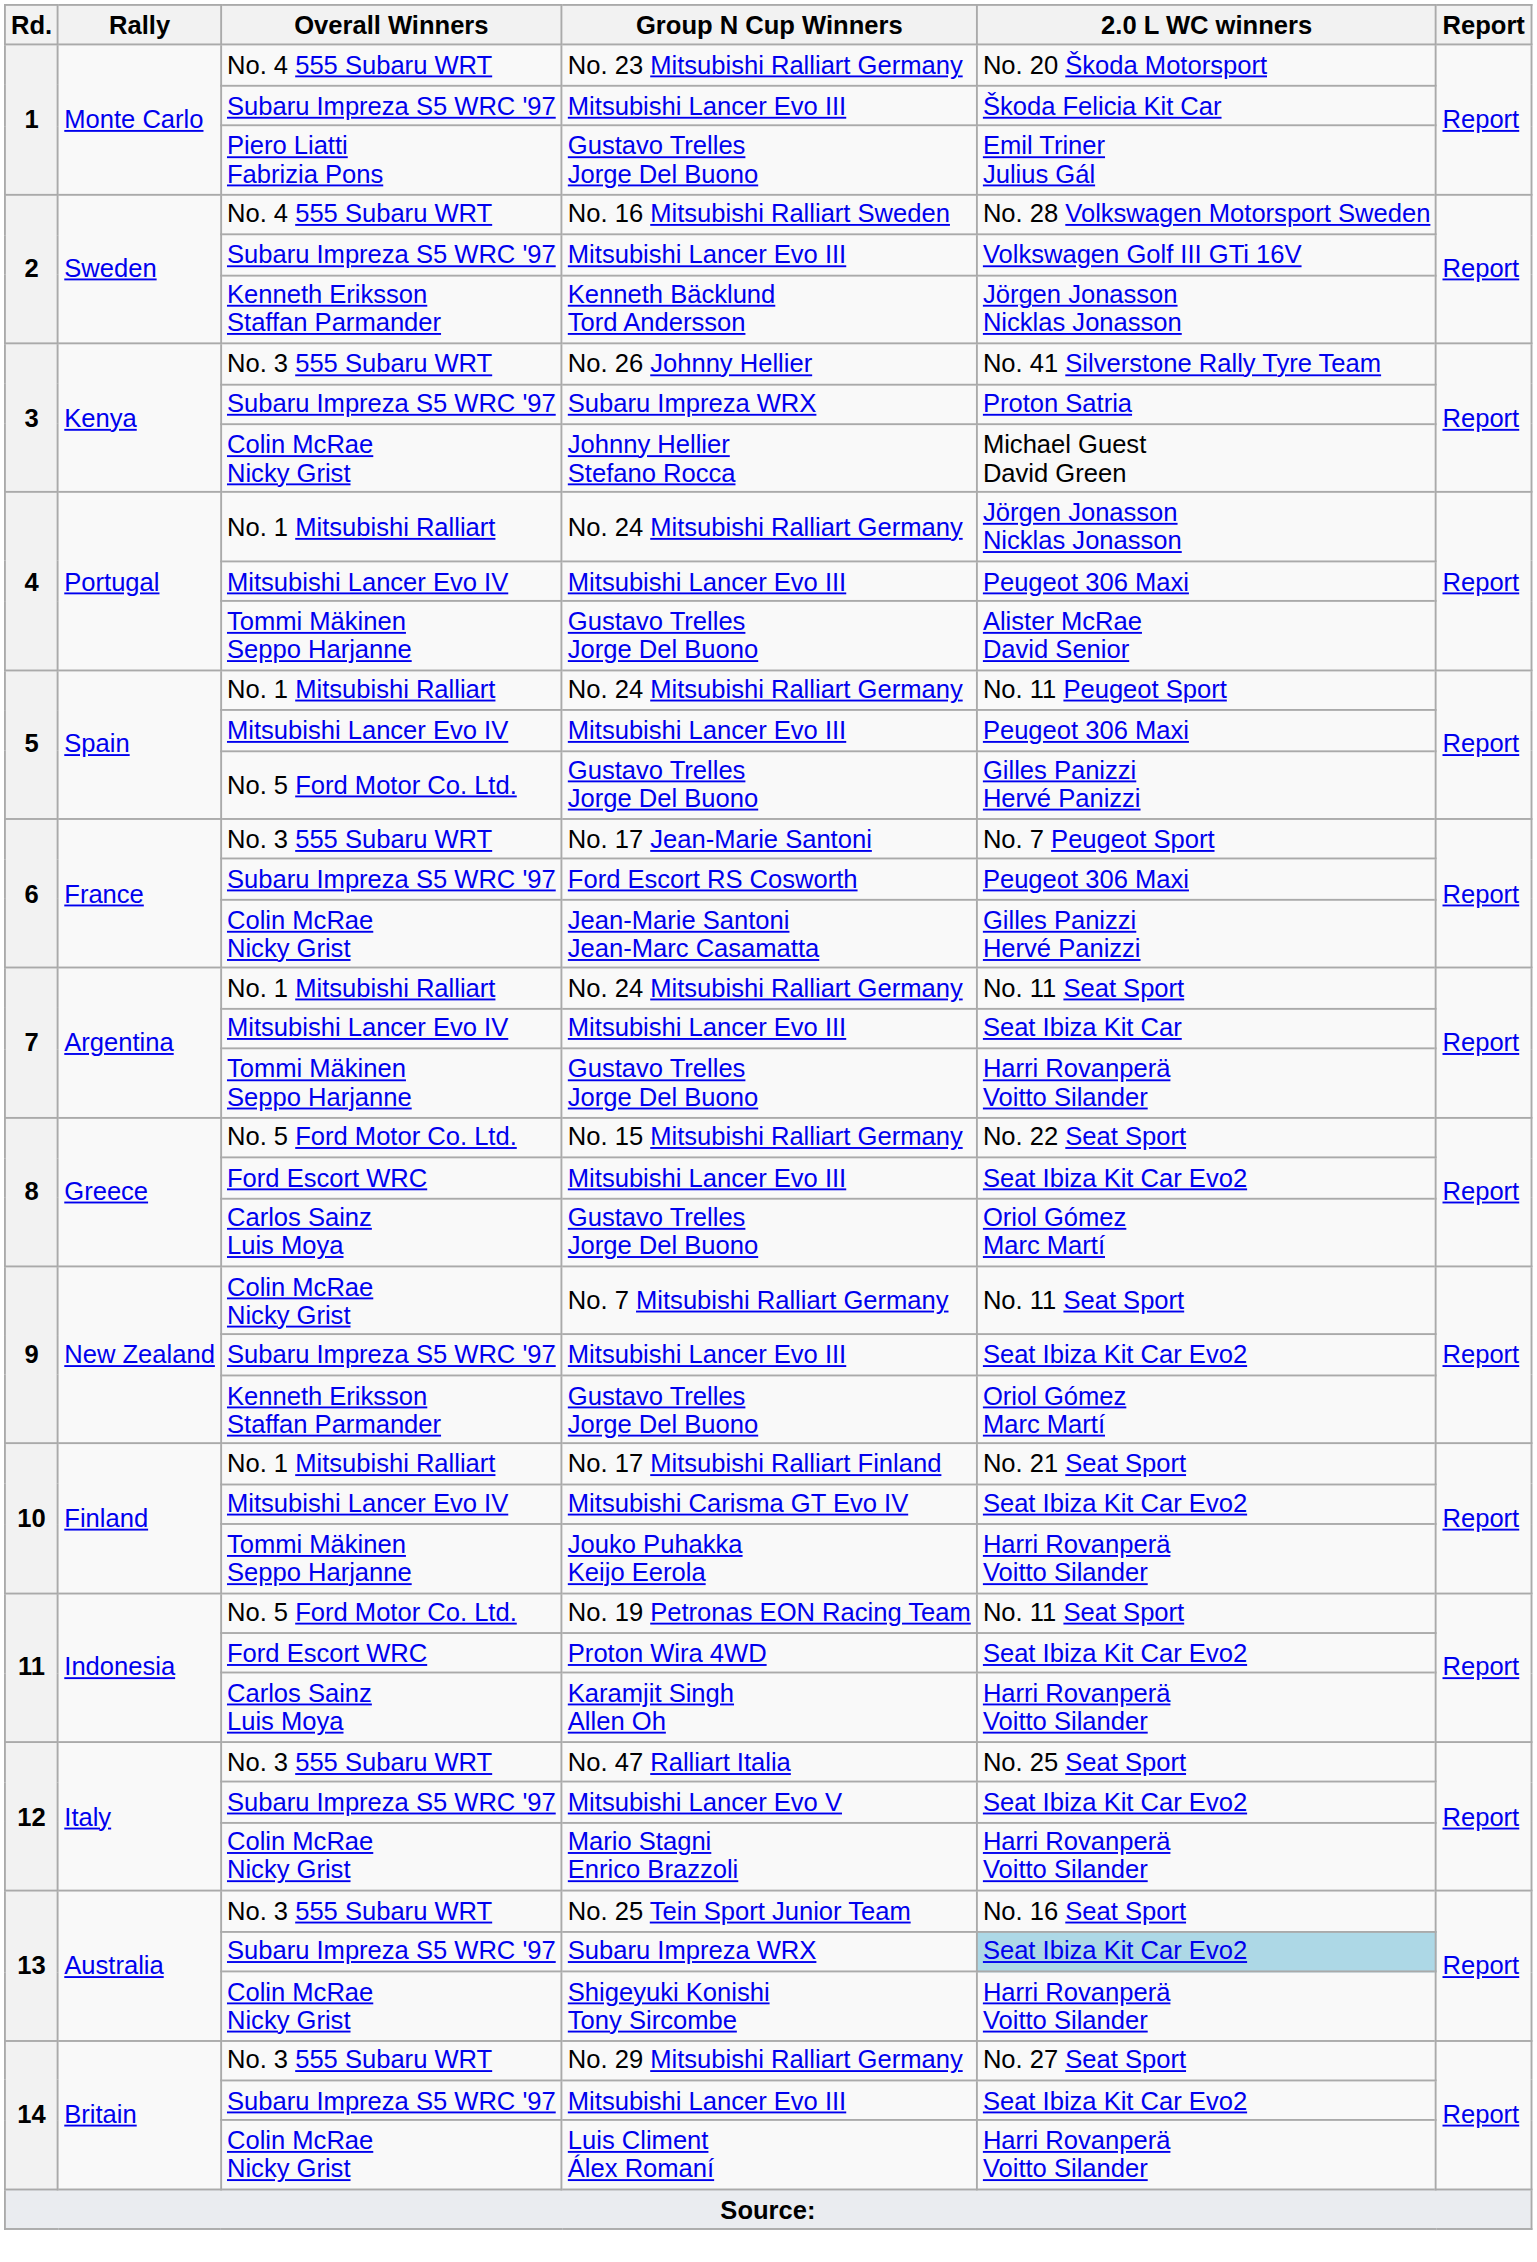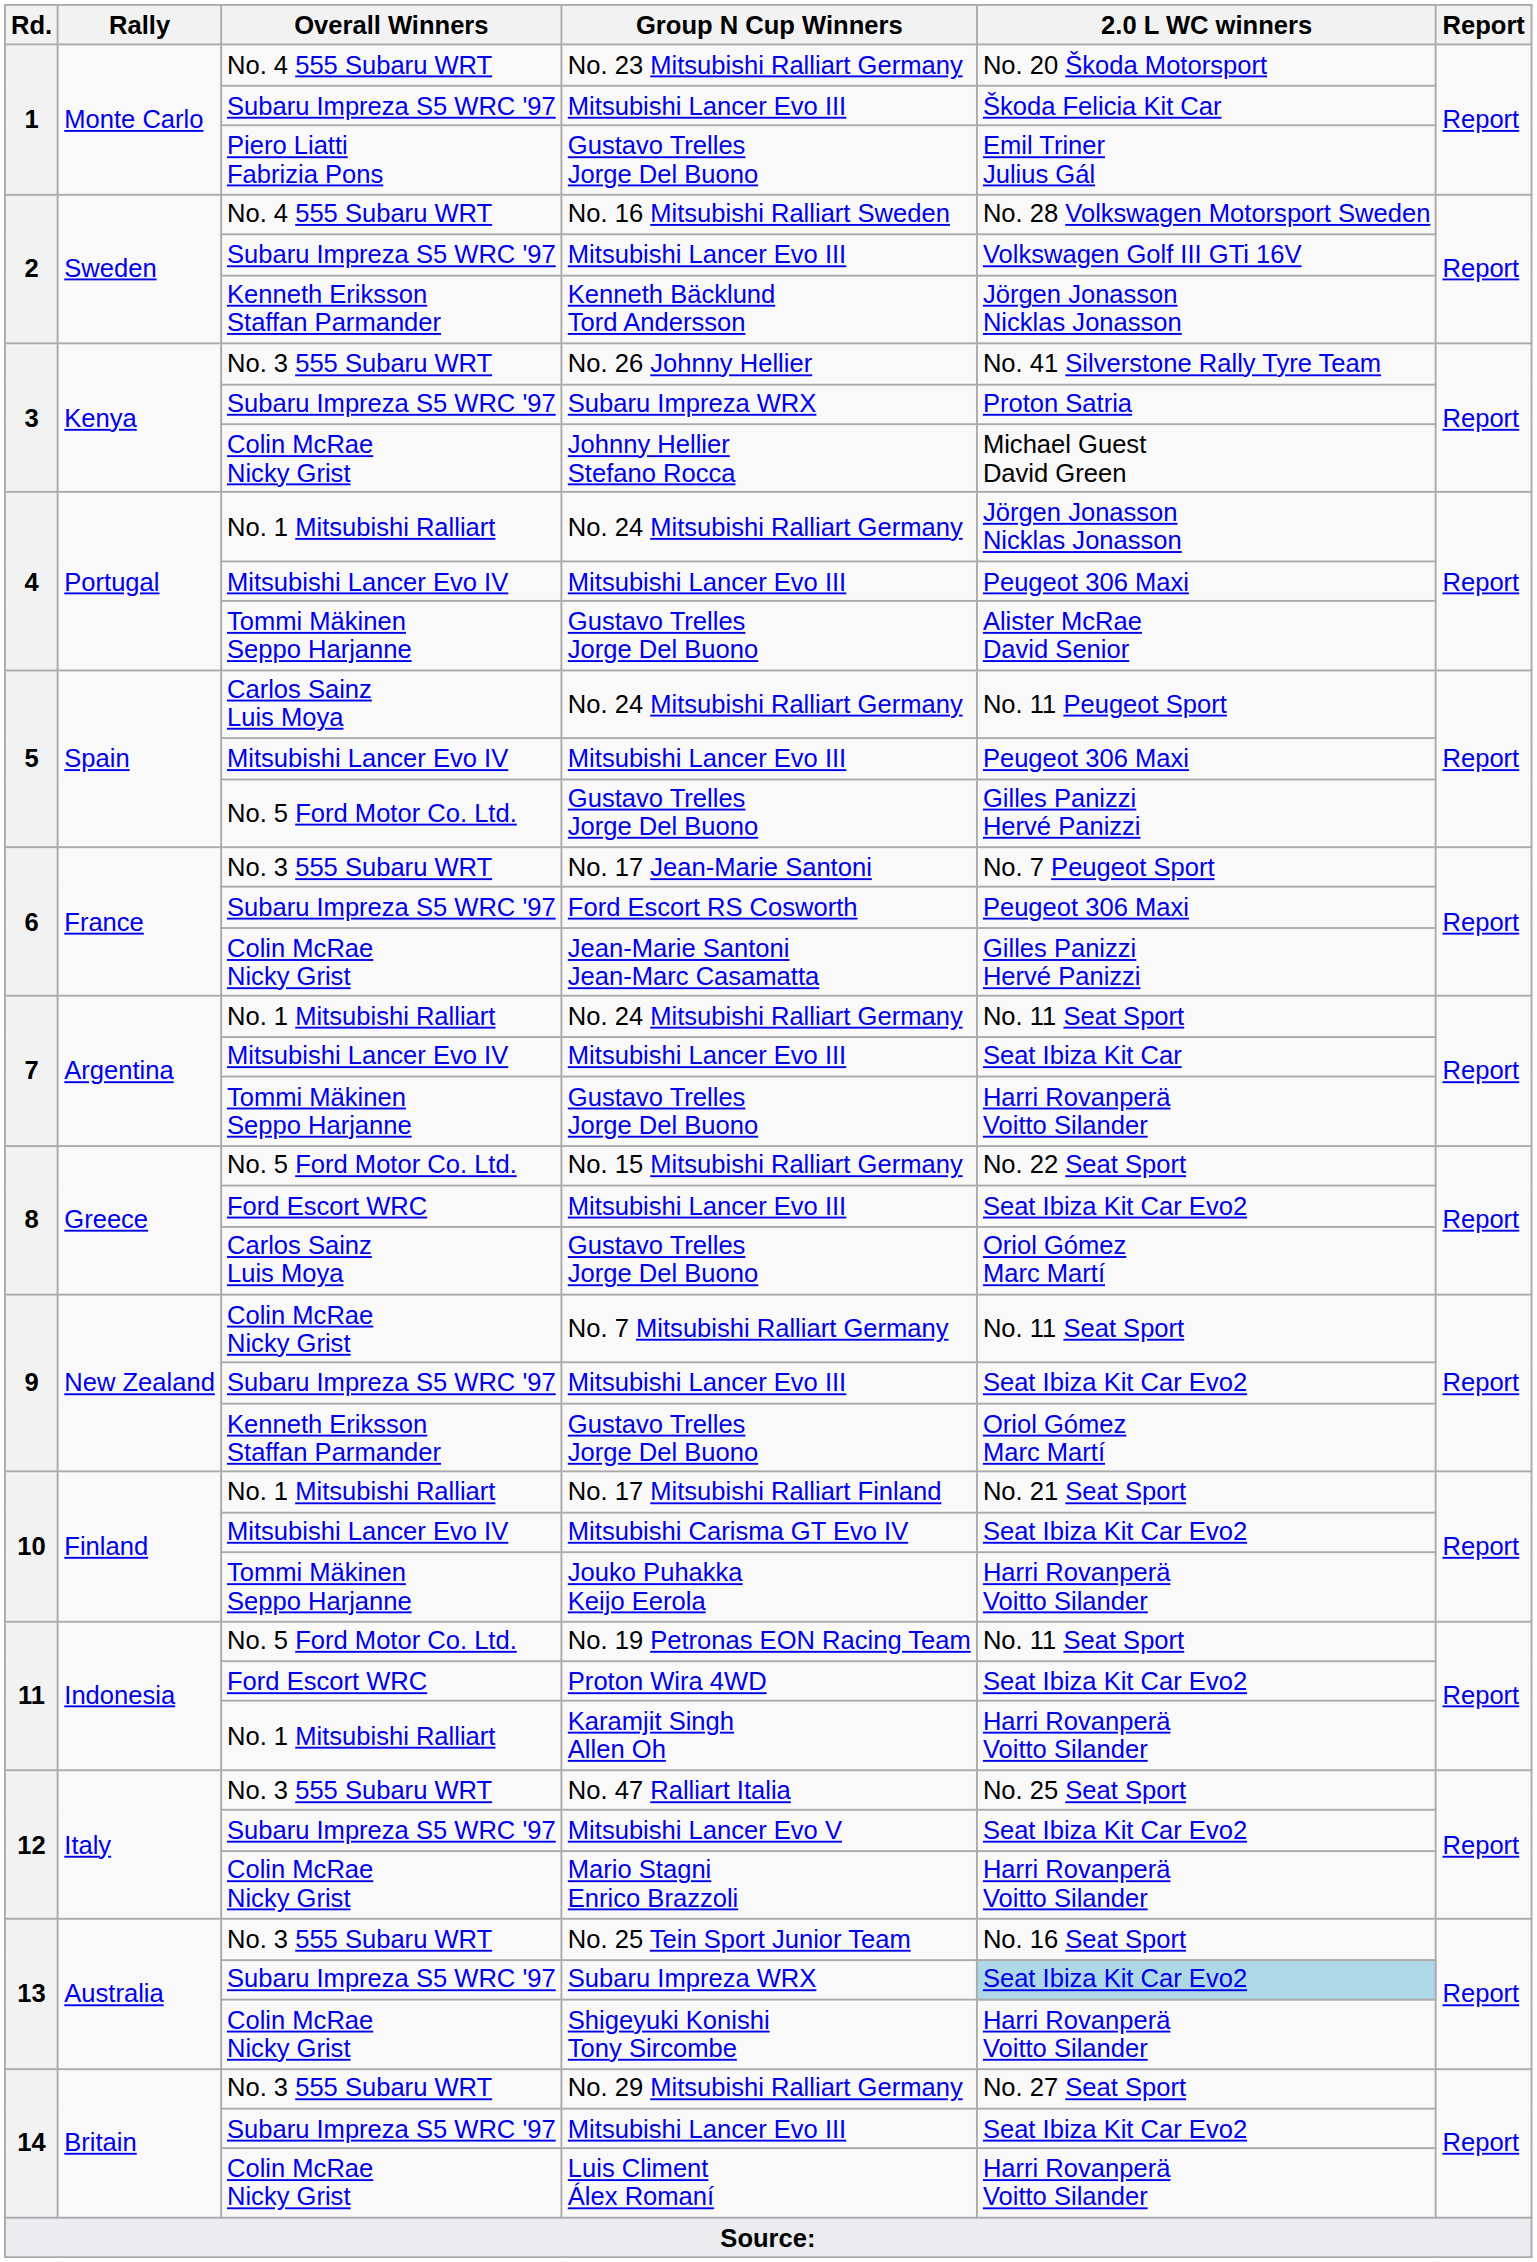(361, 690) No. 1 Mitsubishi Ralliart -> (299, 704) Carlos Sainz Luis Moya
(299, 1707) Carlos Sainz Luis Moya -> (361, 1735) No. 1 Mitsubishi Ralliart
